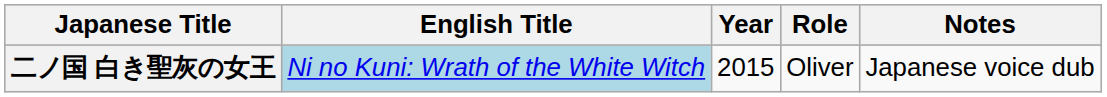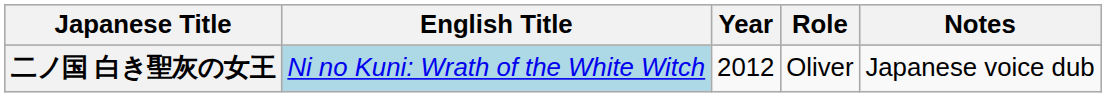(746, 68) 2015 -> (746, 68) 2012
